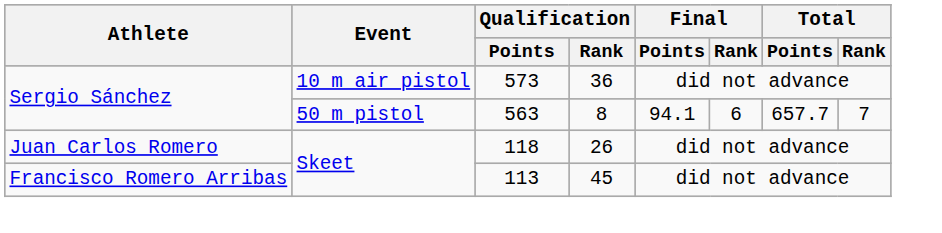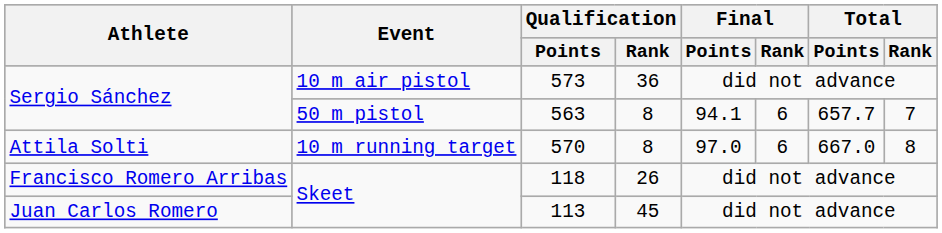+ row: (568, 147)
(114, 147) Juan Carlos Romero -> (148, 179) Francisco Romero Arribas
(148, 179) Francisco Romero Arribas -> (114, 212) Juan Carlos Romero
